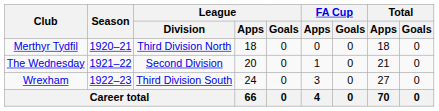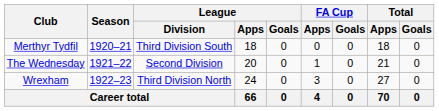(184, 47) Third Division North -> (184, 47) Third Division South
(184, 81) Third Division South -> (184, 81) Third Division North
